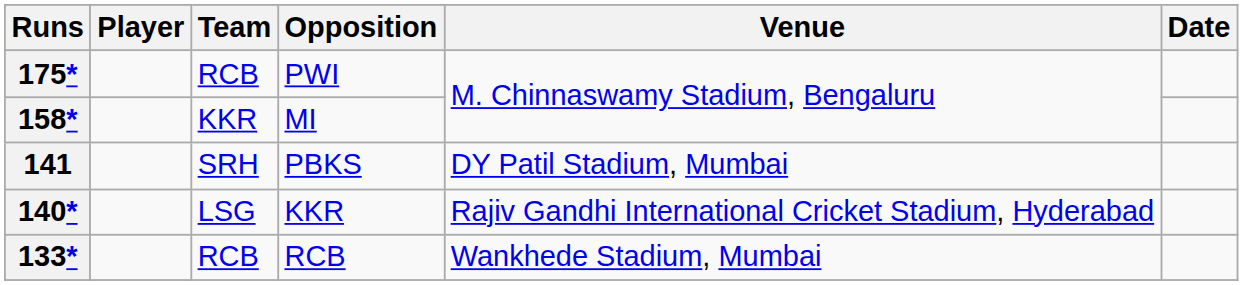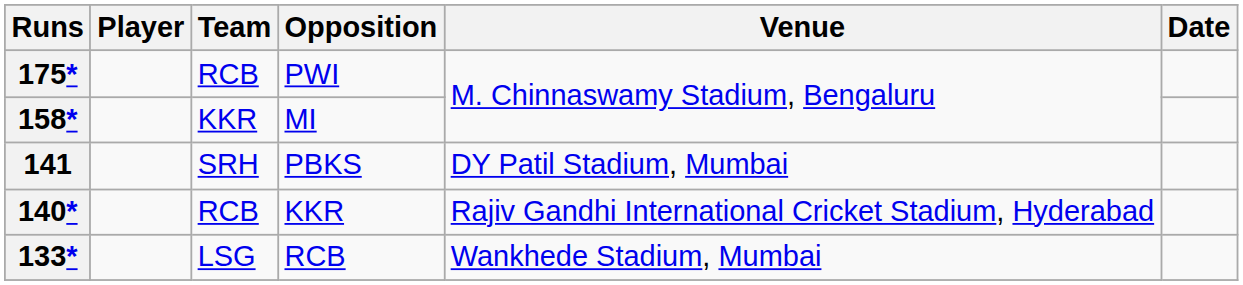(227, 211) LSG -> (228, 211) RCB
(228, 257) RCB -> (227, 257) LSG
